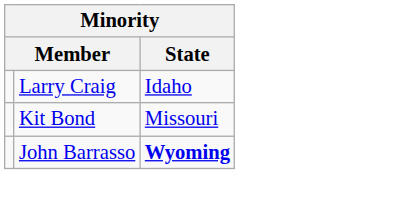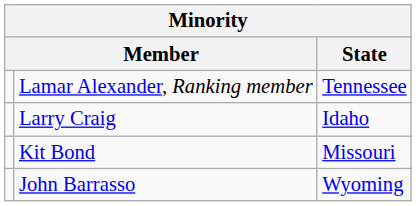+ row: (166, 86)
(187, 151) bold -> (363, 184) normal
